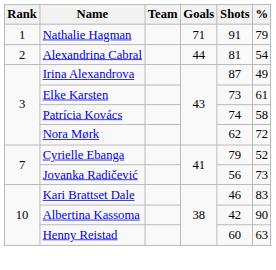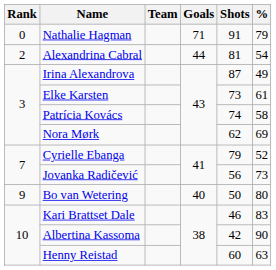(22, 34) 1 -> (22, 34) 0
(262, 134) 72 -> (262, 134) 69
+ row: (85, 194)
